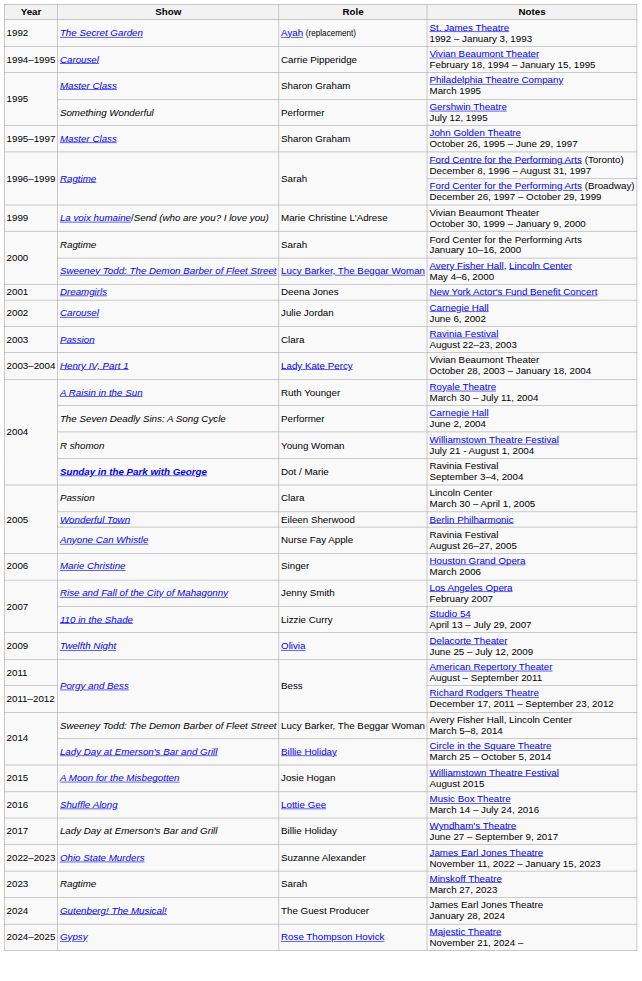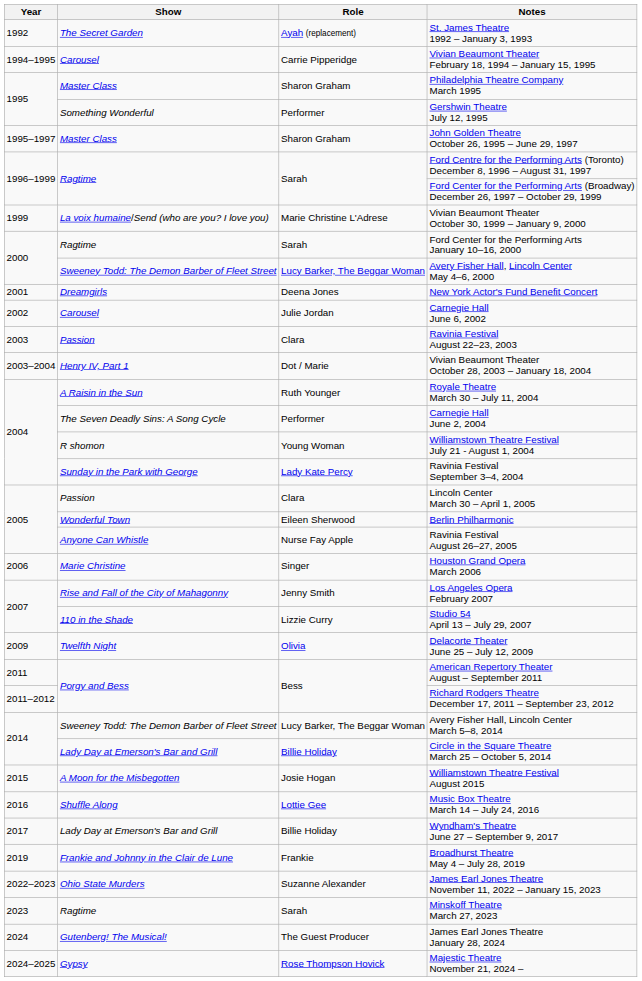(317, 366) Lady Kate Percy -> (305, 366) Dot / Marie
(133, 472) bold -> (129, 472) normal
(305, 472) Dot / Marie -> (317, 472) Lady Kate Percy
+ row: (477, 857)
